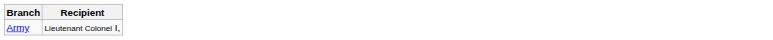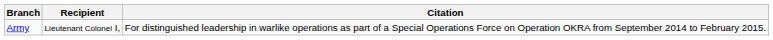+ column: (445, 12)
